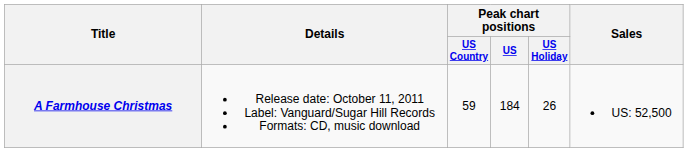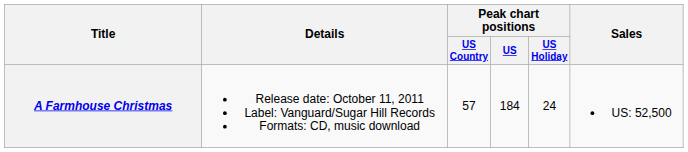(469, 106) 59 -> (469, 106) 57
(549, 106) 26 -> (549, 106) 24
